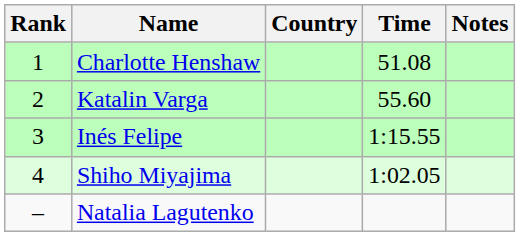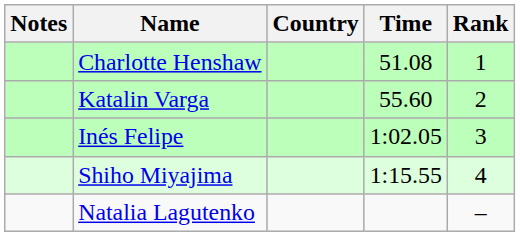columns swapped: (38, 23) <-> (480, 23)
(404, 136) 1:15.55 -> (406, 136) 1:02.05
(404, 174) 1:02.05 -> (406, 174) 1:15.55
